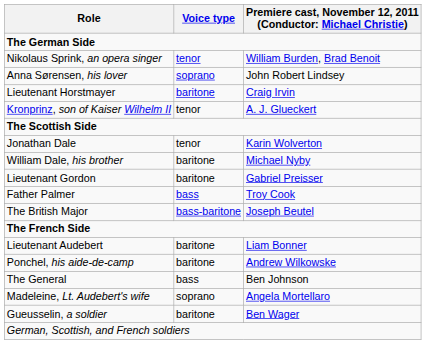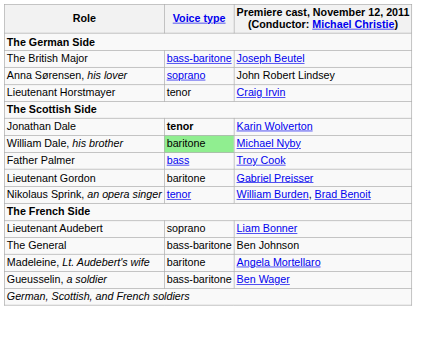rows swapped: (84, 59) <-> (47, 212)
(195, 93) baritone -> (179, 93) tenor
- row: (89, 110)
(188, 144) normal -> (180, 127) bold
(195, 161) no background -> (186, 144) lightgreen background
rows swapped: (41, 195) <-> (51, 178)
(195, 246) baritone -> (186, 229) soprano
- row: (70, 263)
(187, 280) bass -> (199, 246) bass-baritone
(195, 297) soprano -> (186, 263) baritone
(195, 314) baritone -> (199, 280) bass-baritone
